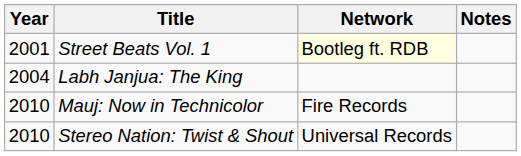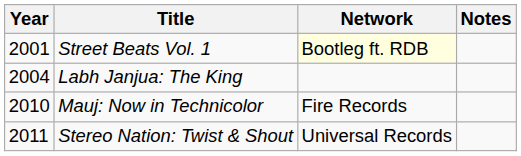(29, 135) 2010 -> (29, 135) 2011
